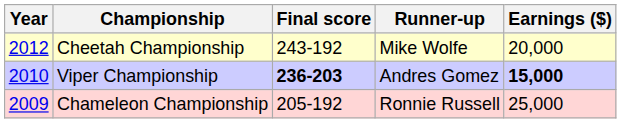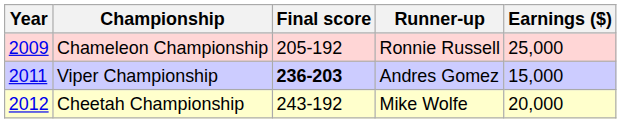rows swapped: (163, 104) <-> (151, 47)
(29, 76) 2010 -> (28, 76) 2011
(536, 76) bold -> (536, 76) normal
